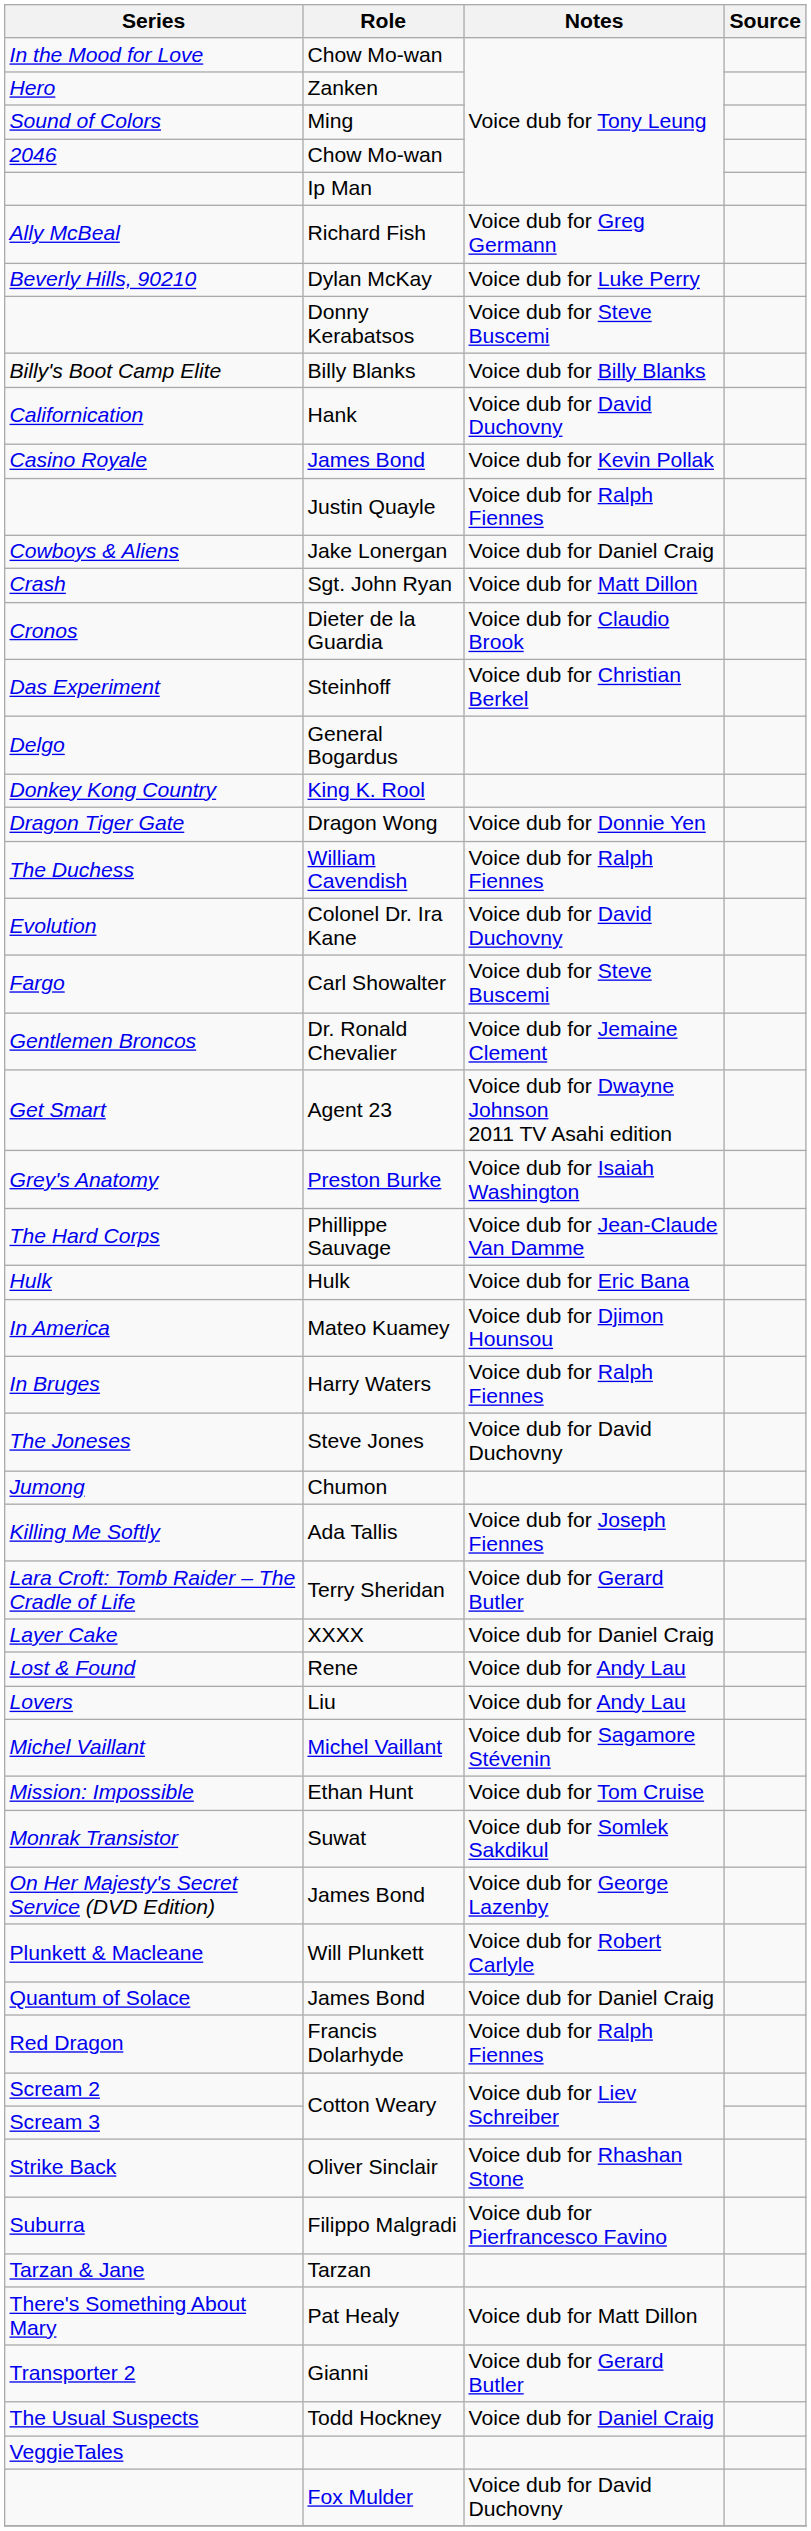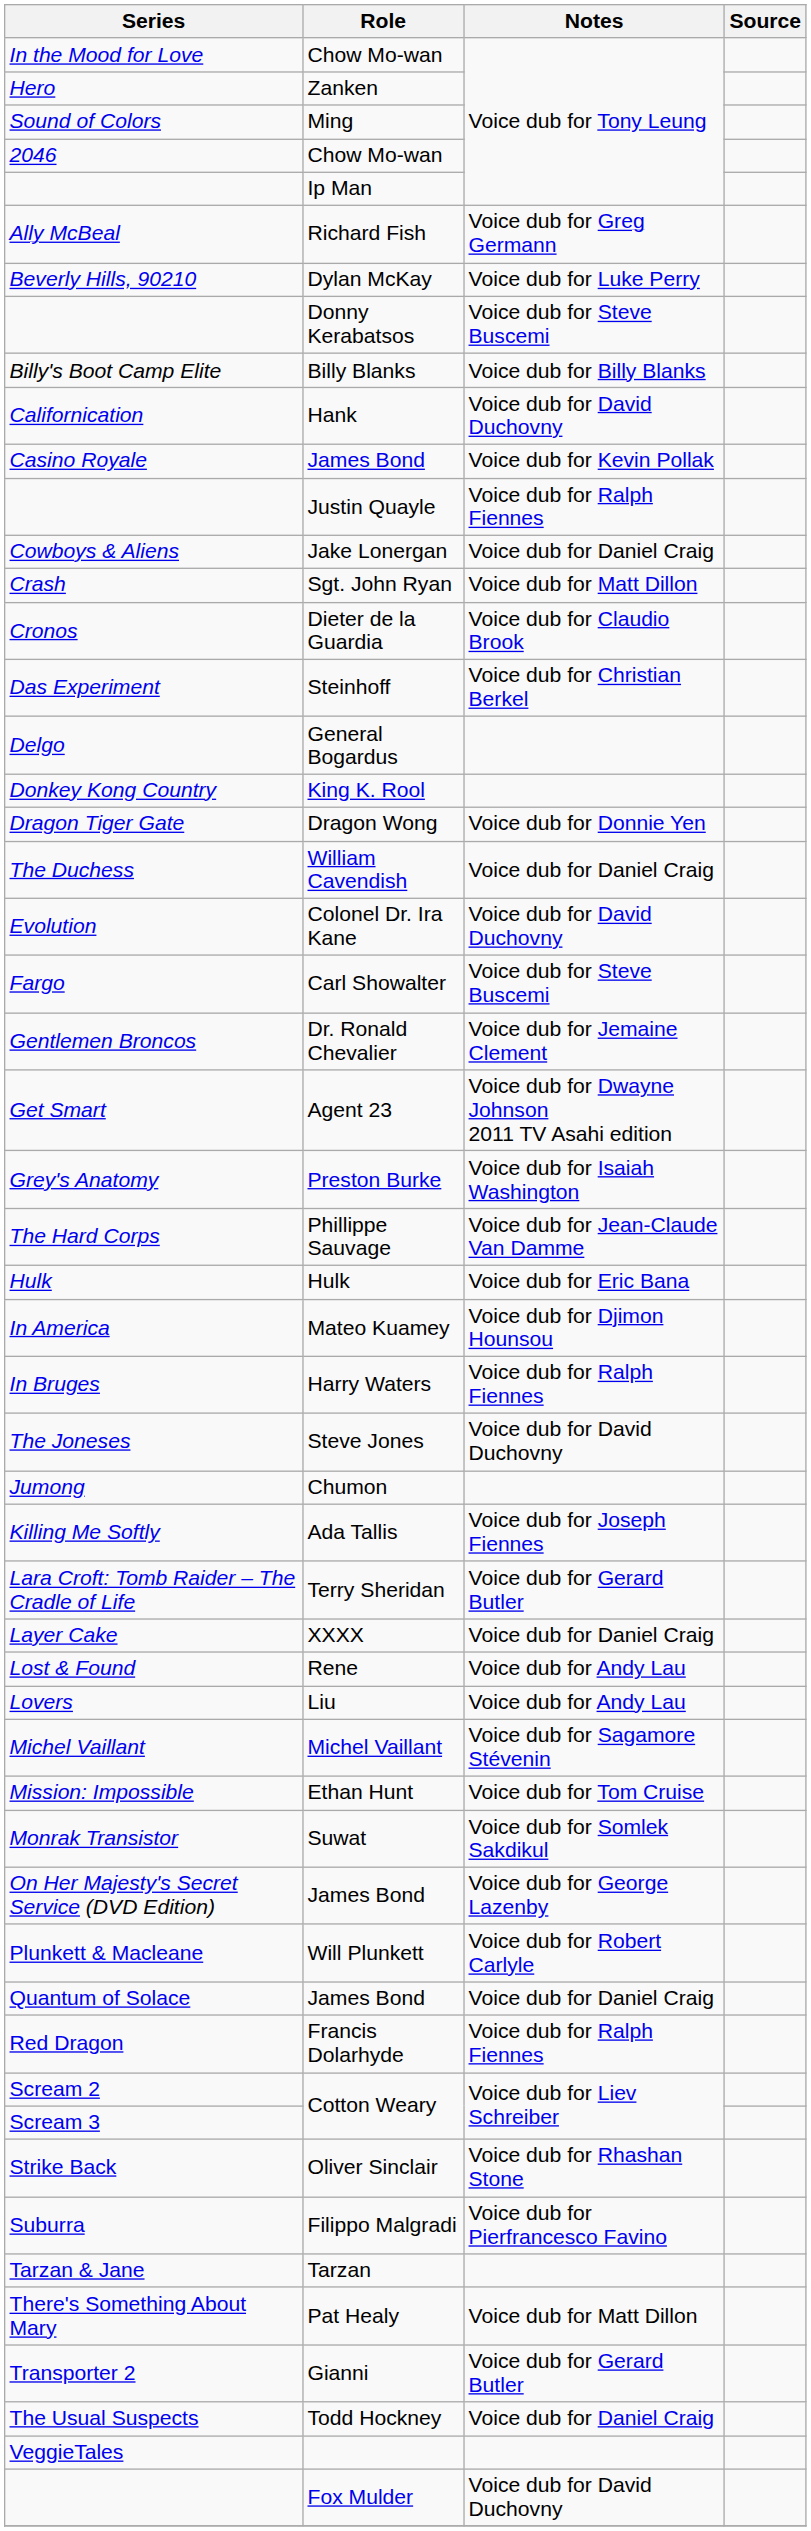(561, 869) Voice dub for Ralph Fiennes -> (591, 869) Voice dub for Daniel Craig
